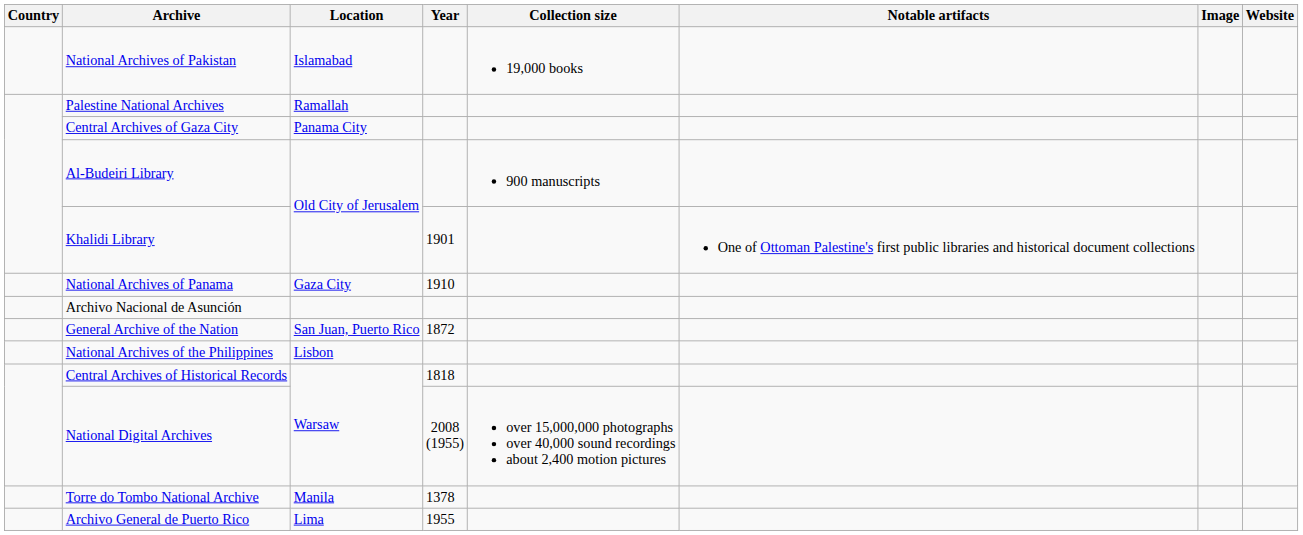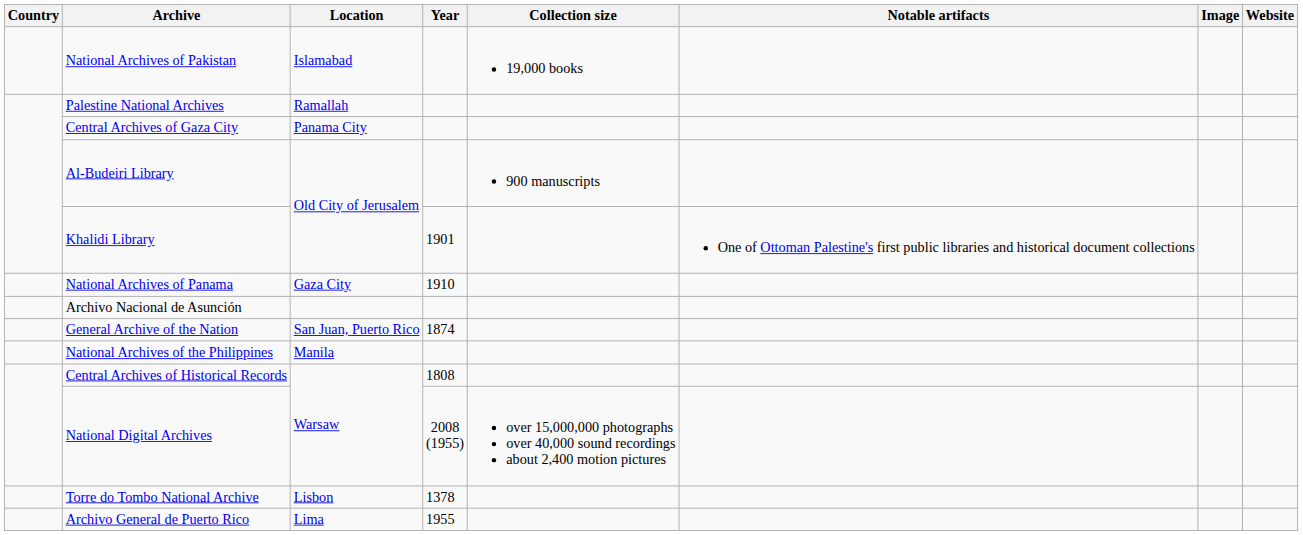(440, 329) 1872 -> (440, 329) 1874
(314, 352) Lisbon -> (314, 352) Manila
(440, 375) 1818 -> (440, 375) 1808
(314, 496) Manila -> (314, 496) Lisbon
